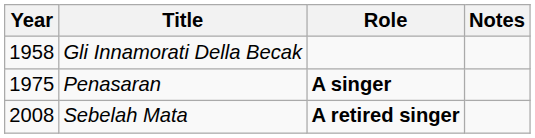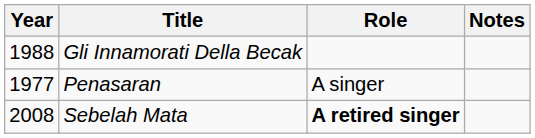(32, 52) 1958 -> (32, 52) 1988
(32, 84) 1975 -> (32, 84) 1977
(351, 84) bold -> (348, 84) normal
